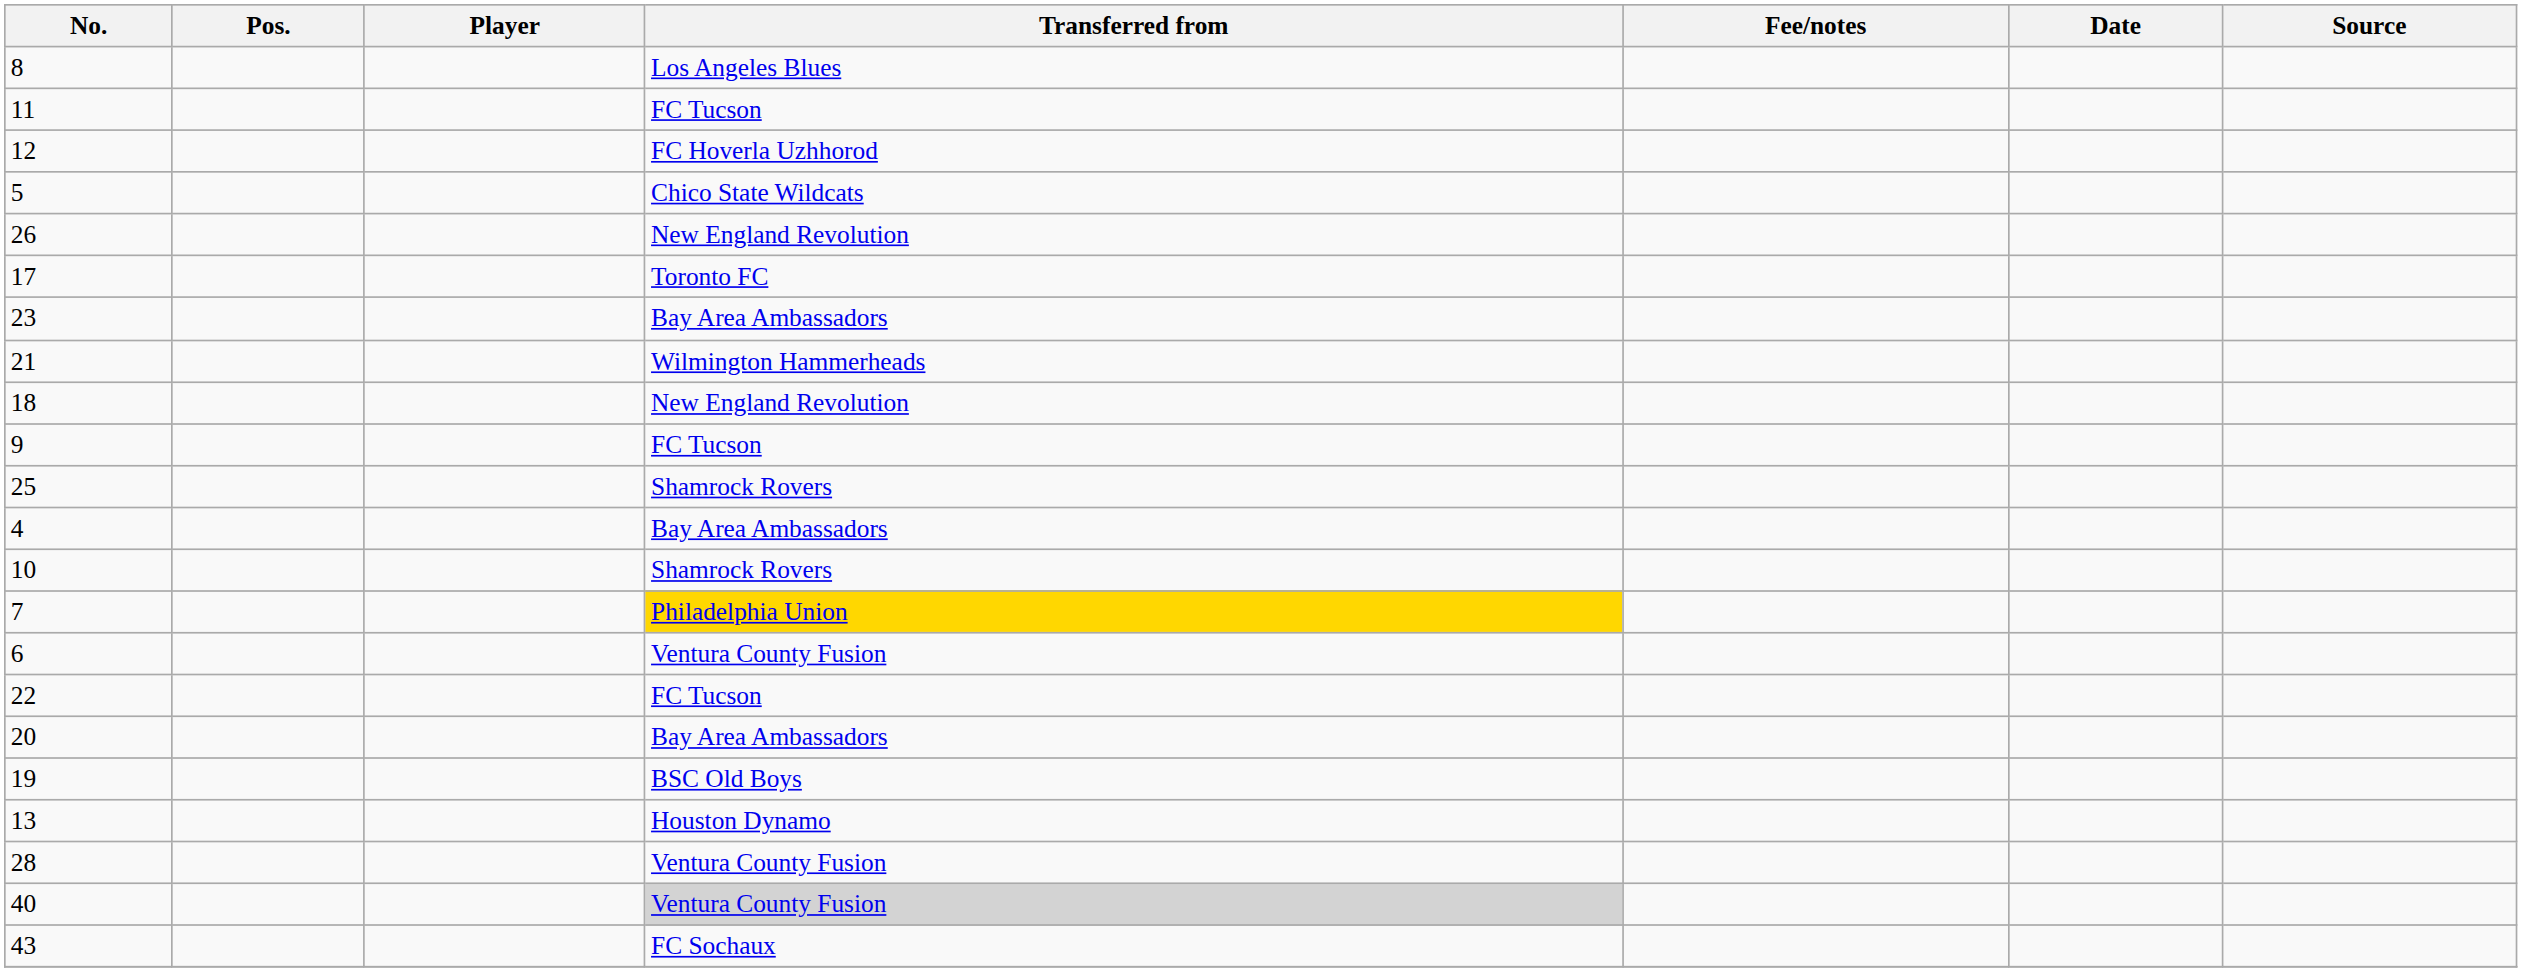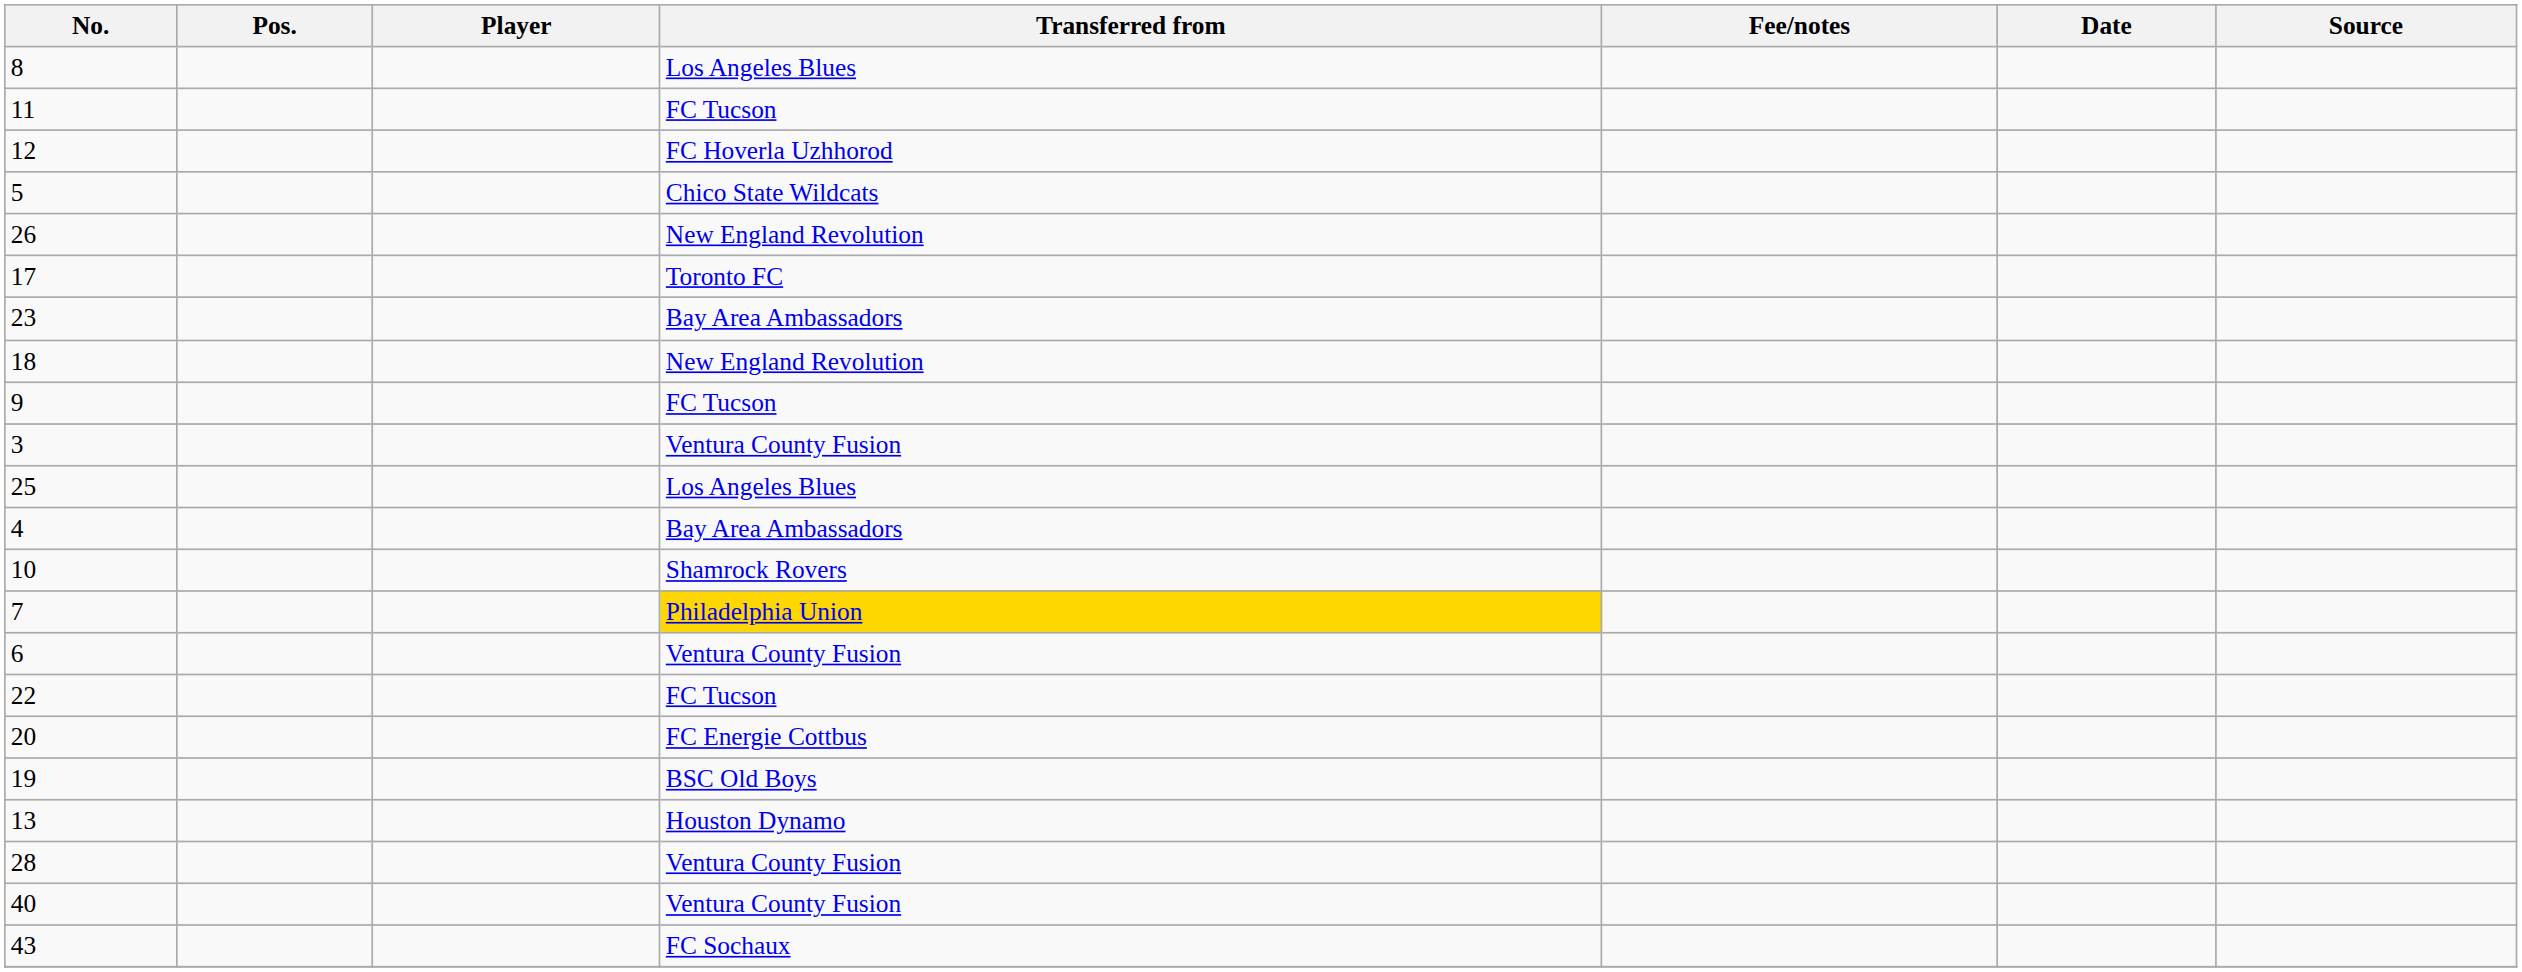- row: (23, 360)
+ row: (17, 444)
(742, 486) Shamrock Rovers -> (761, 486) Los Angeles Blues
(769, 737) Bay Area Ambassadors -> (766, 737) FC Energie Cottbus
(769, 904) lightgrey background -> (783, 904) no background
